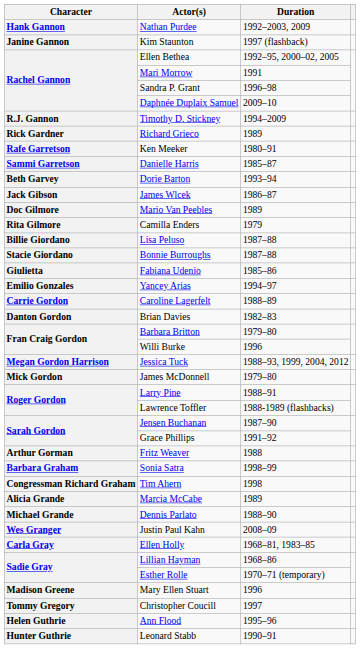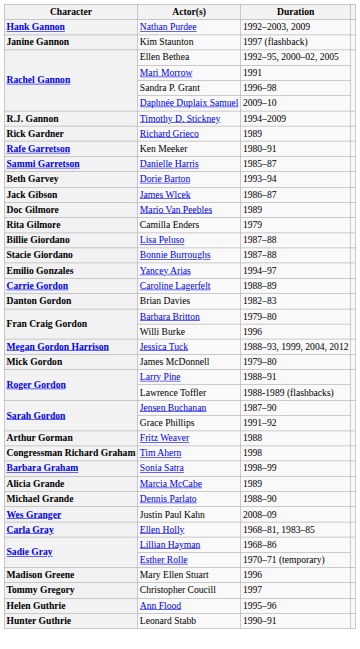- row: (170, 270)
rows swapped: (162, 468) <-> (161, 484)
